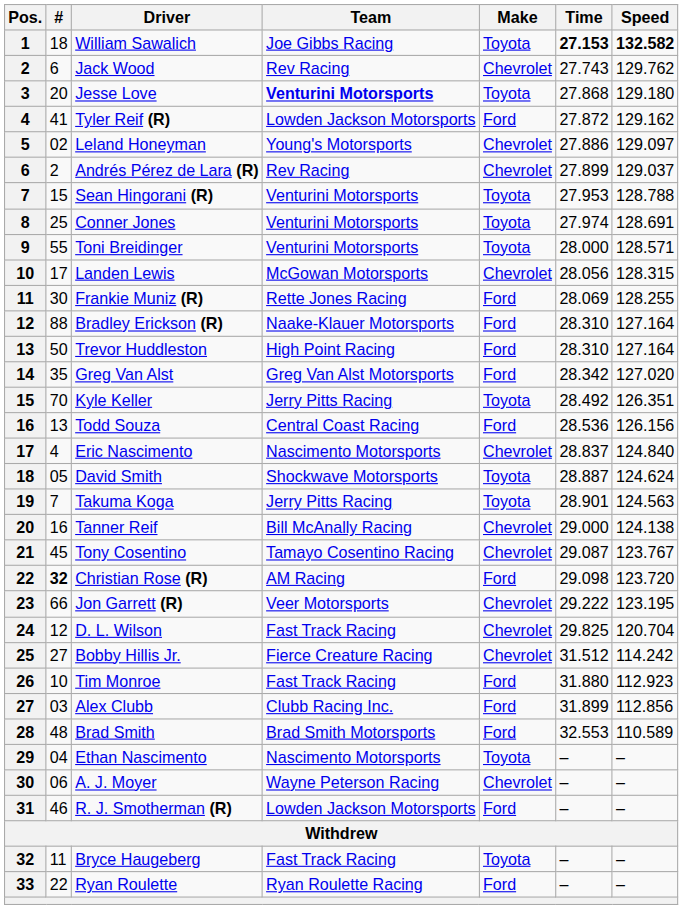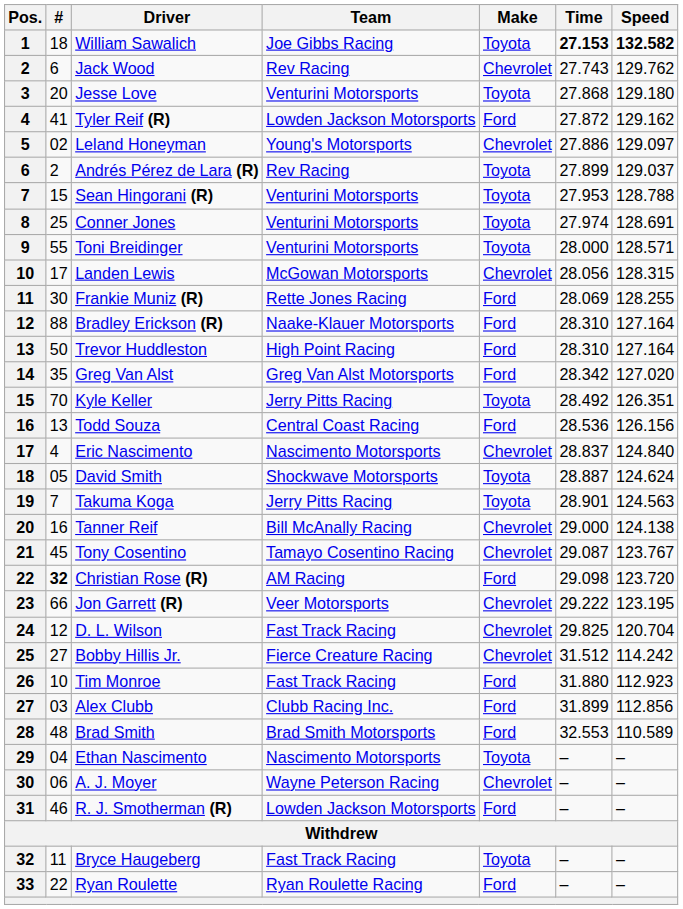(350, 94) bold -> (342, 94) normal
(517, 171) Chevrolet -> (507, 171) Toyota
